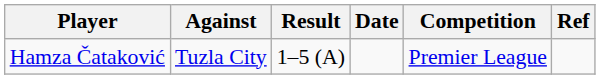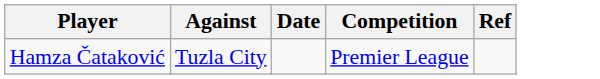- column: (311, 21)
